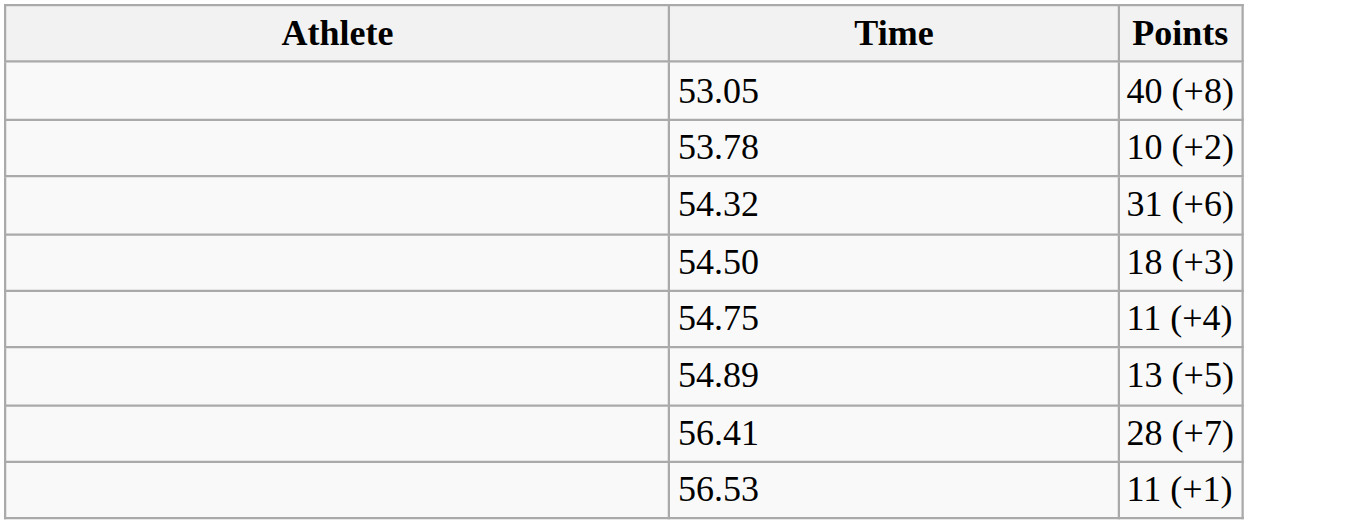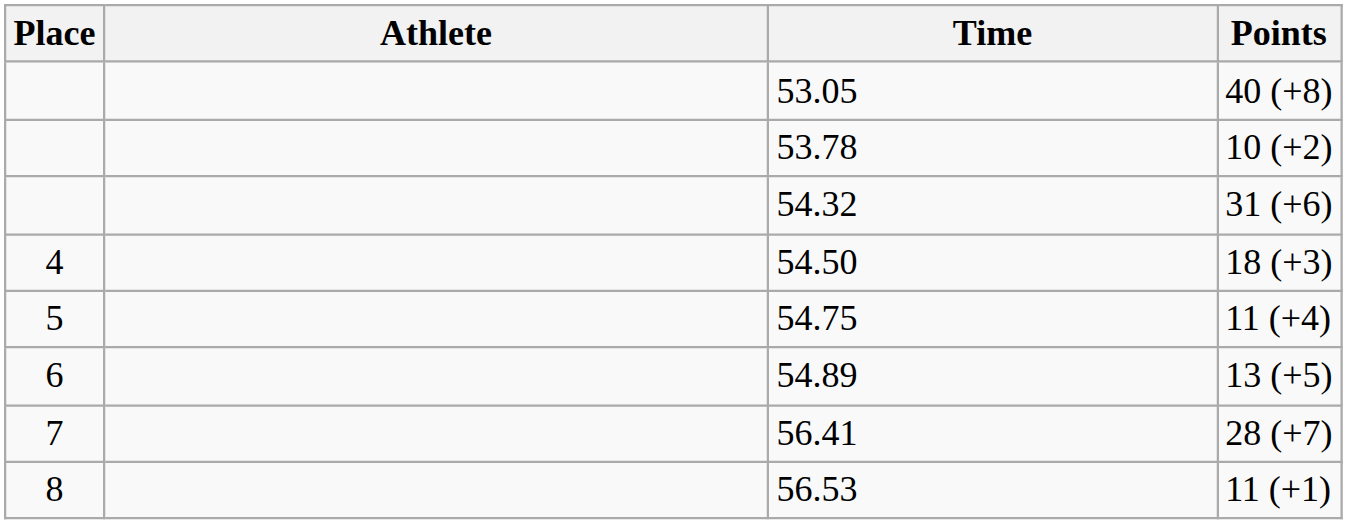+ column: (54, 33)
